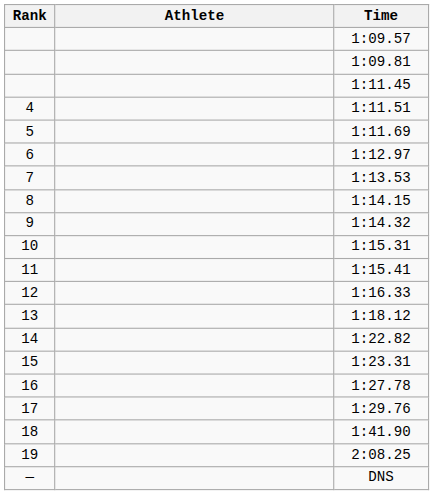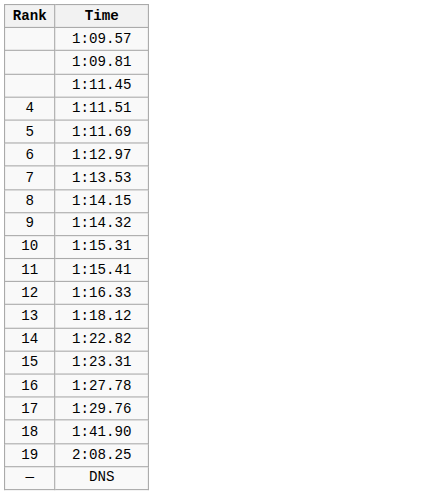- column: (195, 16)
